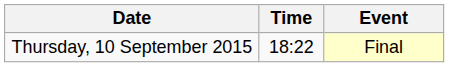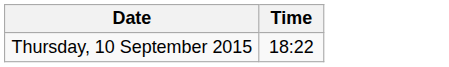- column: (384, 18)
